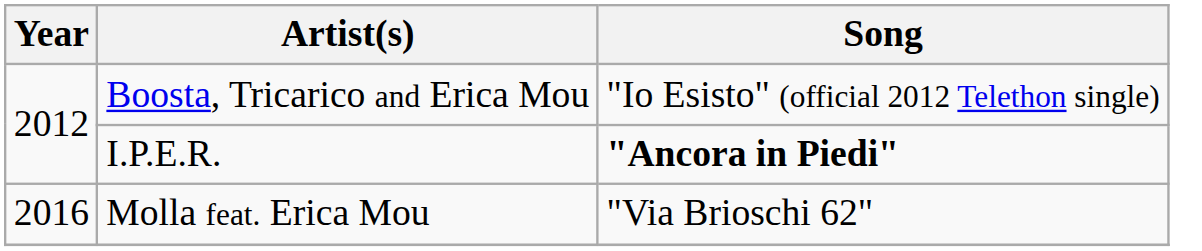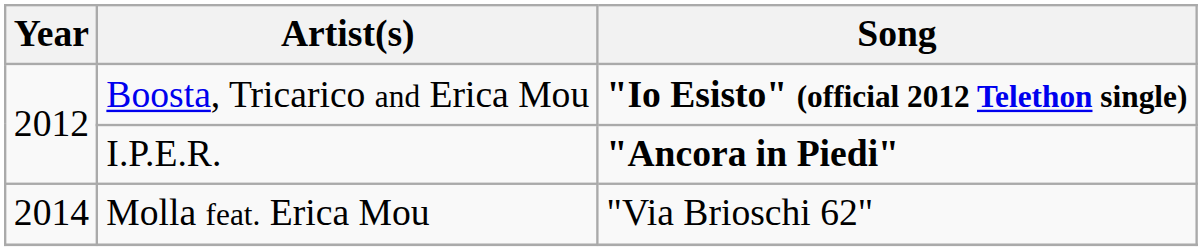(883, 93) normal -> (897, 93) bold
(51, 213) 2016 -> (51, 213) 2014
